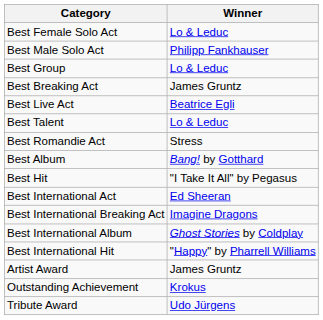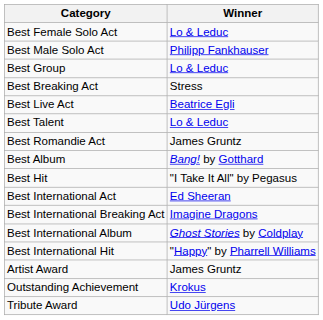(206, 86) James Gruntz -> (186, 86) Stress
(186, 141) Stress -> (206, 141) James Gruntz
